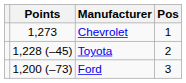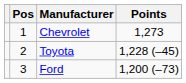columns swapped: (168, 14) <-> (42, 14)
